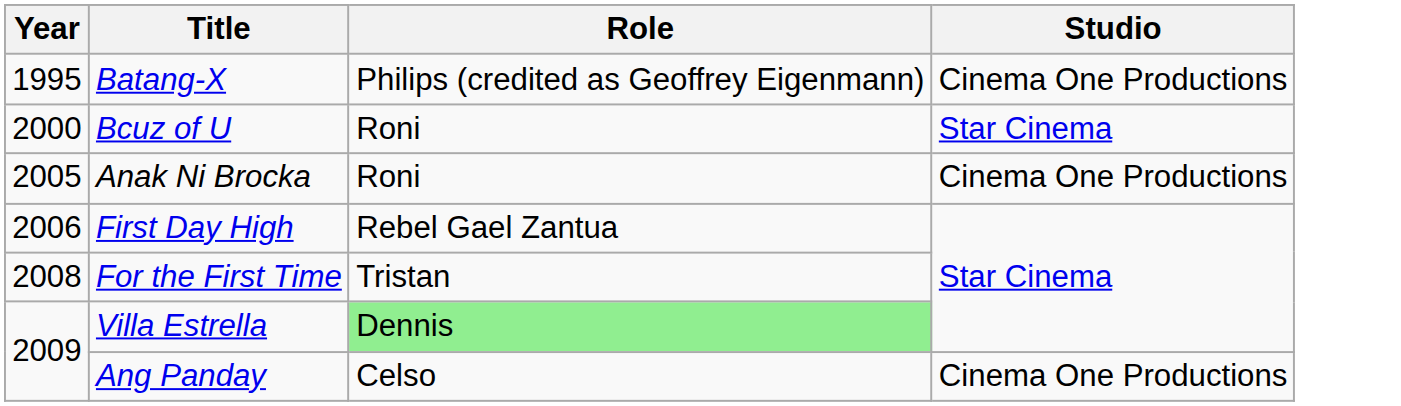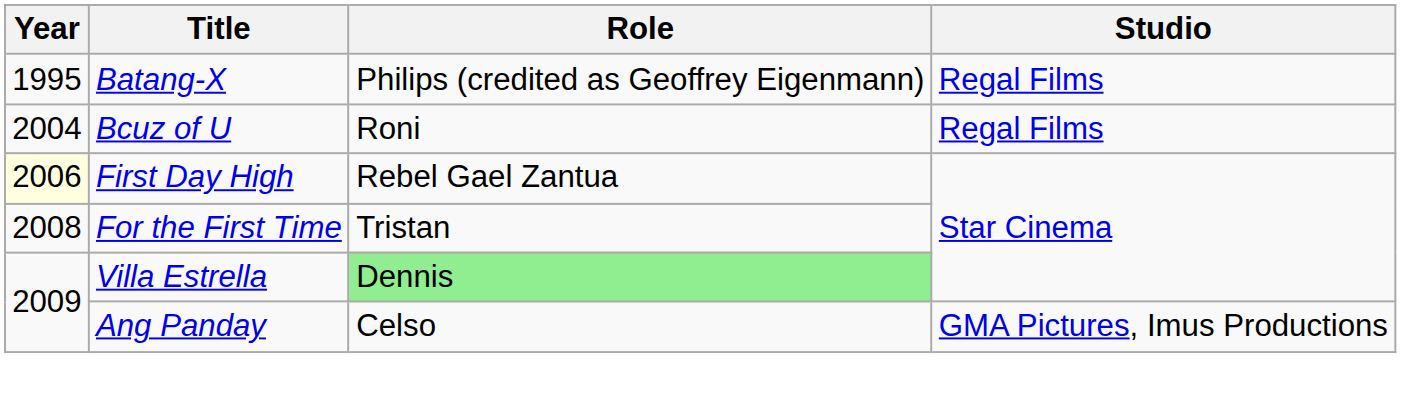(1113, 78) Cinema One Productions -> (1021, 78) Regal Films
(47, 128) 2000 -> (47, 128) 2004
(1026, 128) Star Cinema -> (1021, 128) Regal Films
- row: (203, 177)
(47, 227) no background -> (47, 177) lightyellow background
(1113, 375) Cinema One Productions -> (1163, 326) GMA Pictures, Imus Productions
